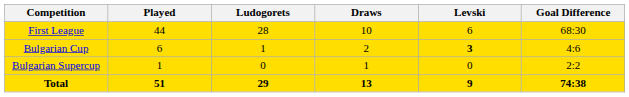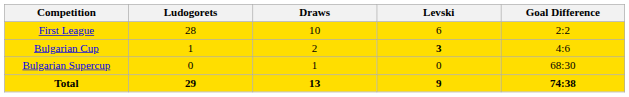- column: (159, 13)
(573, 30) 68:30 -> (563, 30) 2:2
(573, 65) 2:2 -> (563, 65) 68:30
